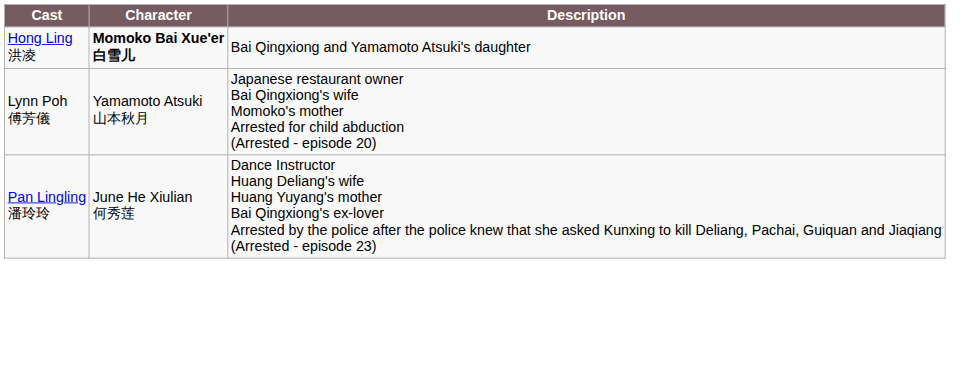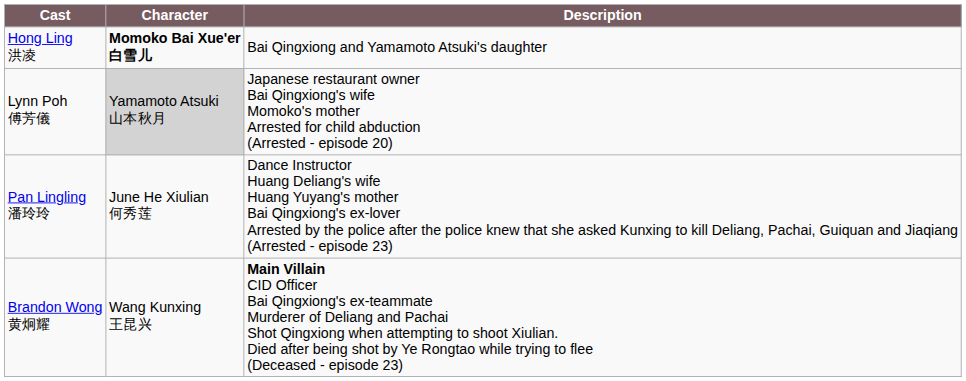(148, 110) no background -> (164, 110) lightgrey background
+ row: (55, 316)
